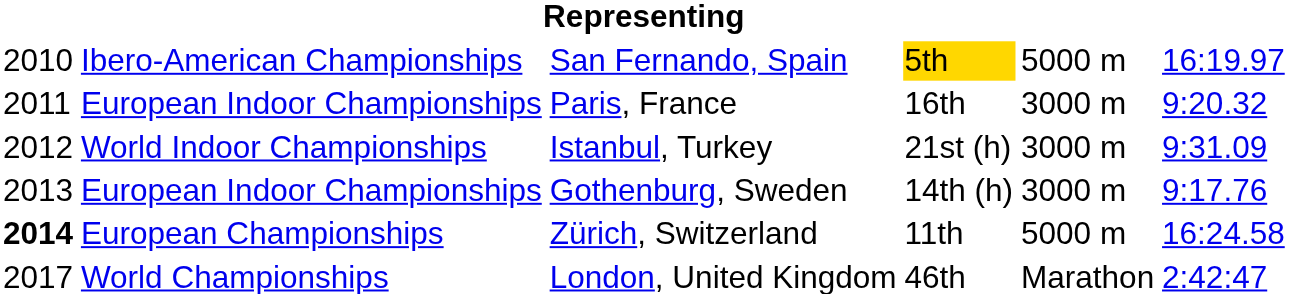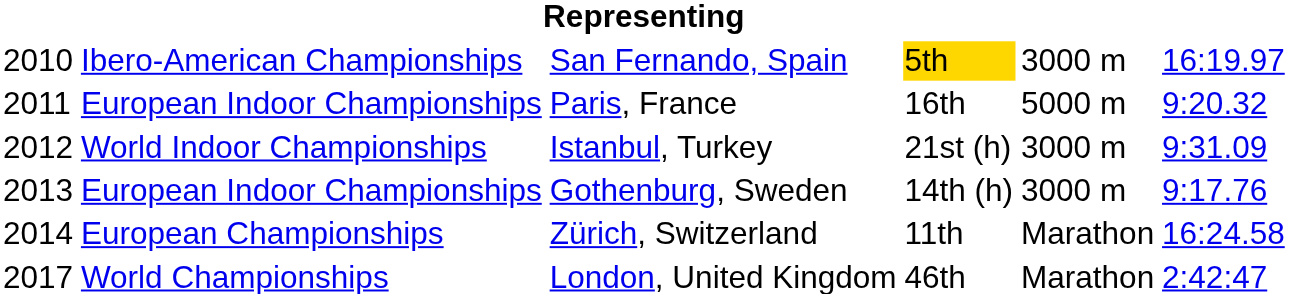(1074, 60) 5000 m -> (1074, 60) 3000 m
(1074, 103) 3000 m -> (1074, 103) 5000 m
(38, 233) bold -> (38, 233) normal
(1074, 233) 5000 m -> (1088, 233) Marathon
